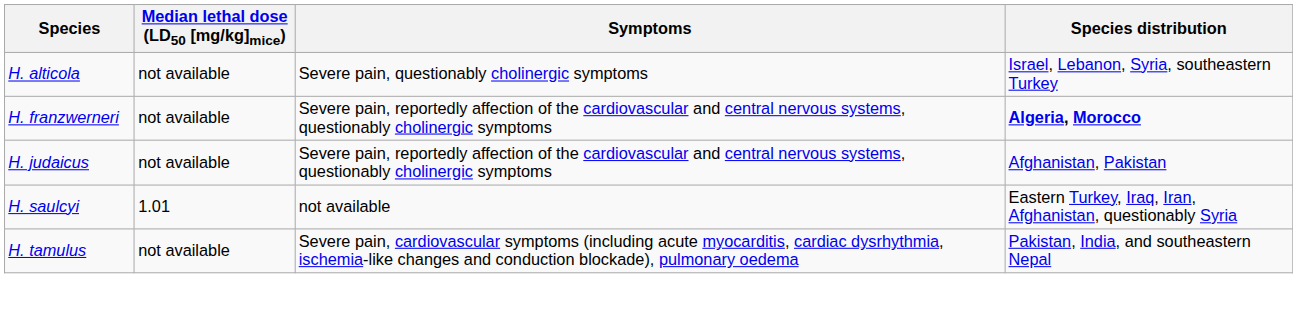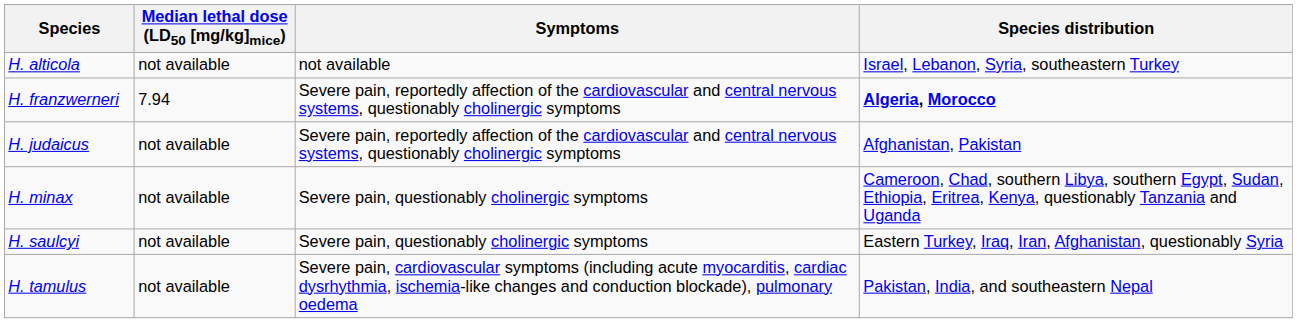(473, 74) Severe pain, questionably cholinergic symptoms -> (345, 64) not available
(184, 118) not available -> (154, 99) 7.94
+ row: (40, 197)
(154, 206) 1.01 -> (184, 241) not available
(345, 206) not available -> (473, 241) Severe pain, questionably cholinergic symptoms
